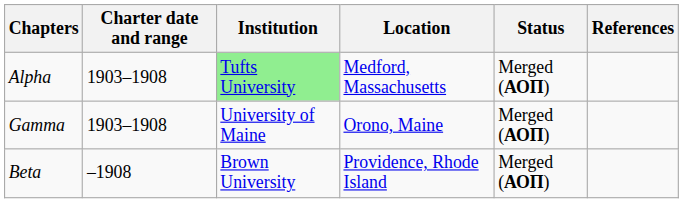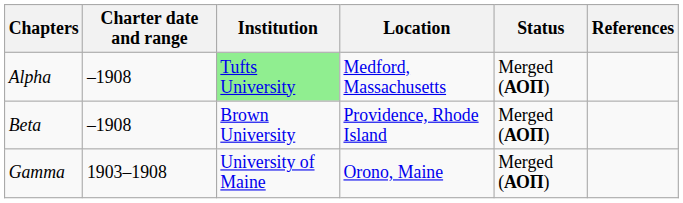(127, 76) 1903–1908 -> (109, 76) –1908
rows swapped: (25, 173) <-> (37, 124)
